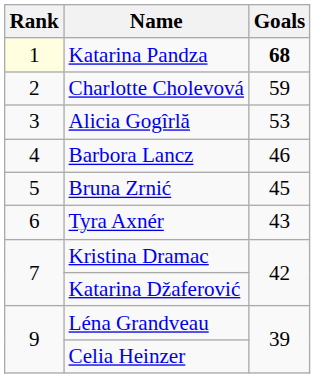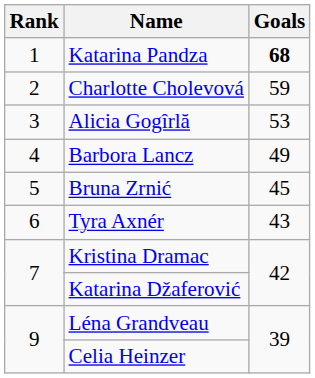(34, 54) lightyellow background -> (34, 54) no background
(280, 155) 46 -> (280, 155) 49
